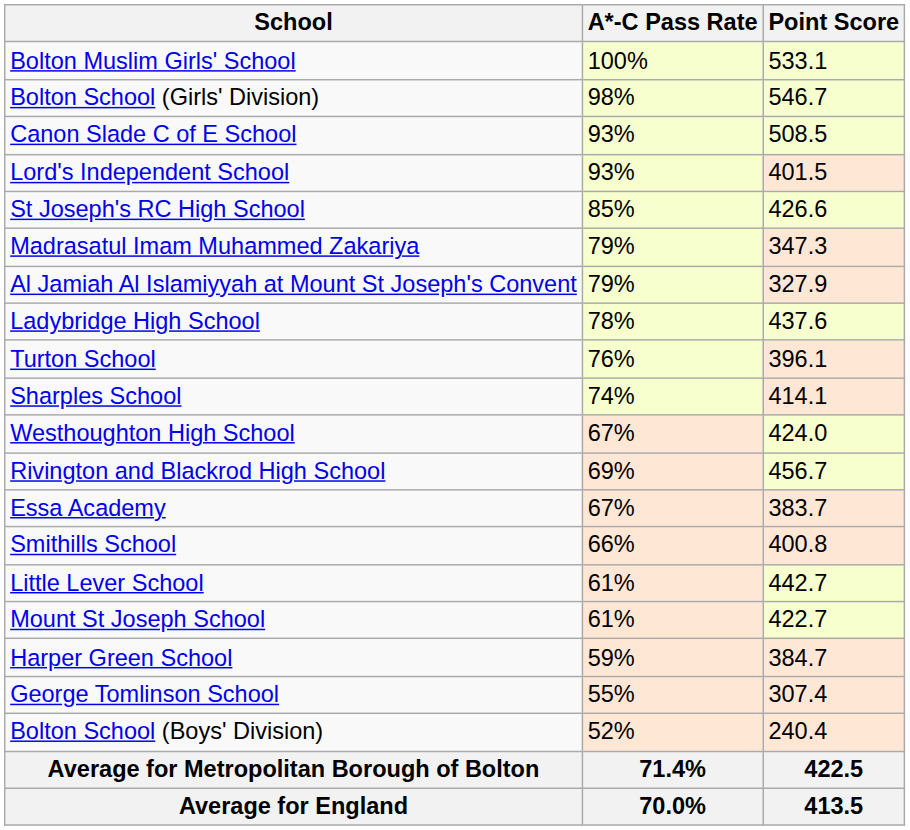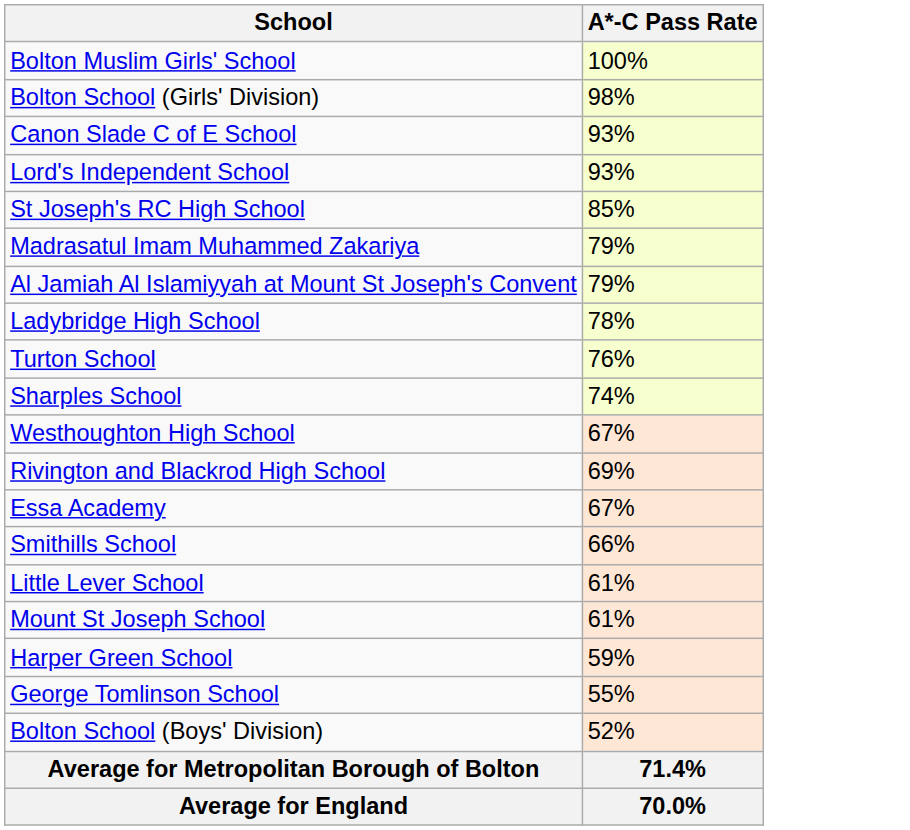- column: (834, 23)
